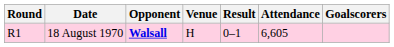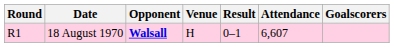(275, 33) 6,605 -> (275, 33) 6,607
